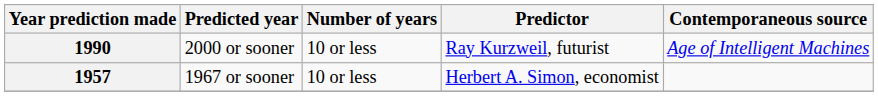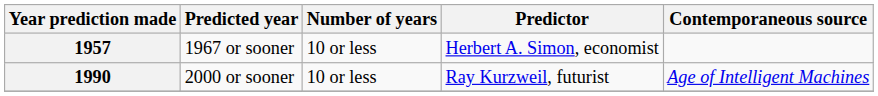rows swapped: (93, 76) <-> (93, 47)
